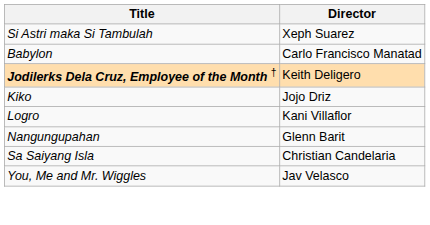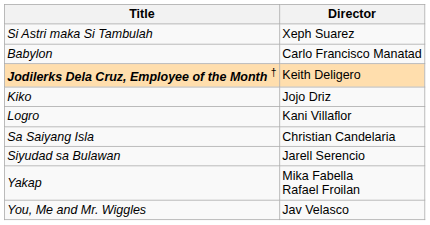- row: (53, 136)
+ row: (64, 156)
+ row: (24, 183)
